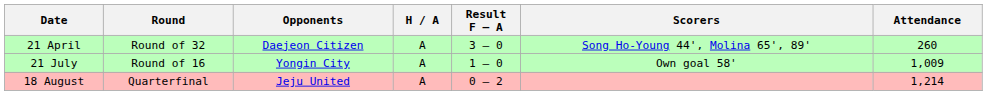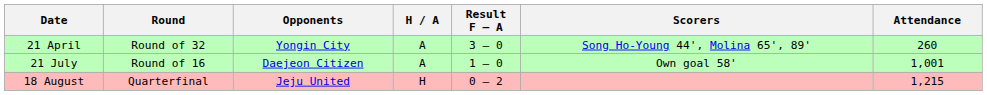(313, 45) Daejeon Citizen -> (313, 45) Yongin City
(313, 63) Yongin City -> (313, 63) Daejeon Citizen
(927, 63) 1,009 -> (927, 63) 1,001
(422, 81) A -> (422, 81) H
(927, 81) 1,214 -> (927, 81) 1,215
